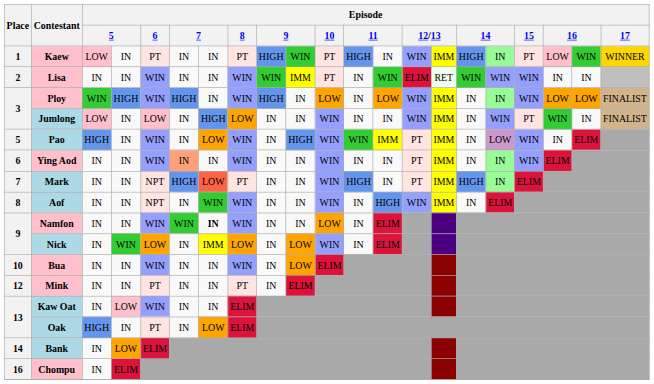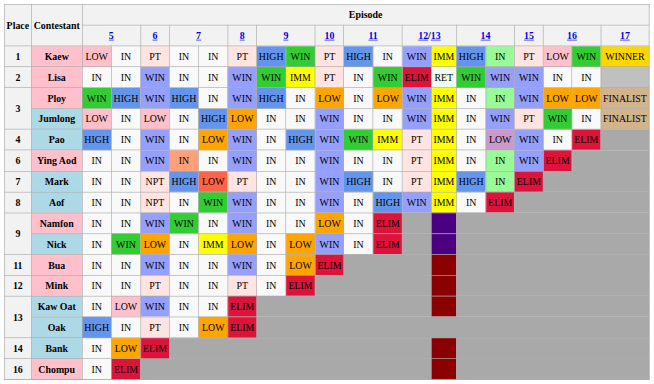(18, 140) 5 -> (18, 140) 4
(213, 223) bold -> (213, 223) normal
(18, 265) 10 -> (18, 265) 11
